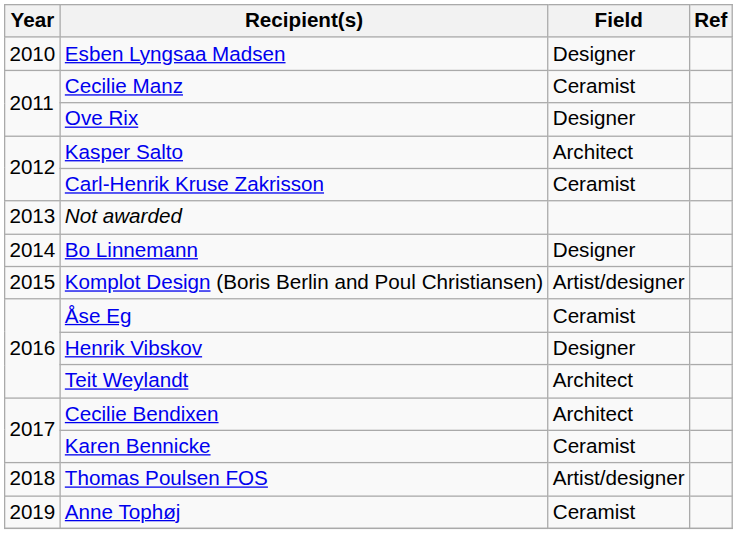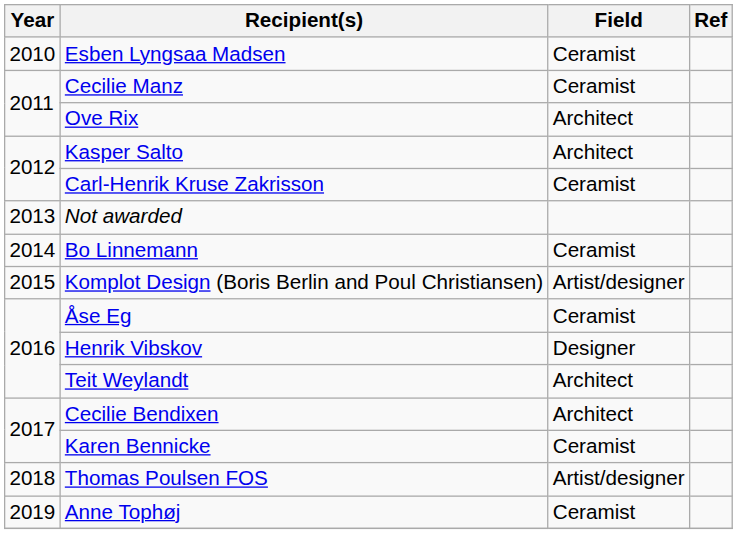(594, 53) Designer -> (594, 53) Ceramist
(594, 119) Designer -> (593, 119) Architect
(594, 250) Designer -> (594, 250) Ceramist
